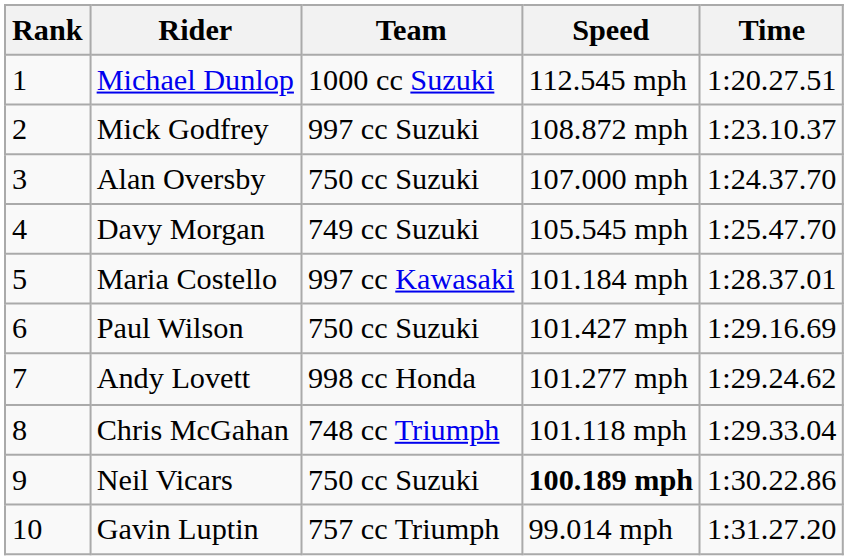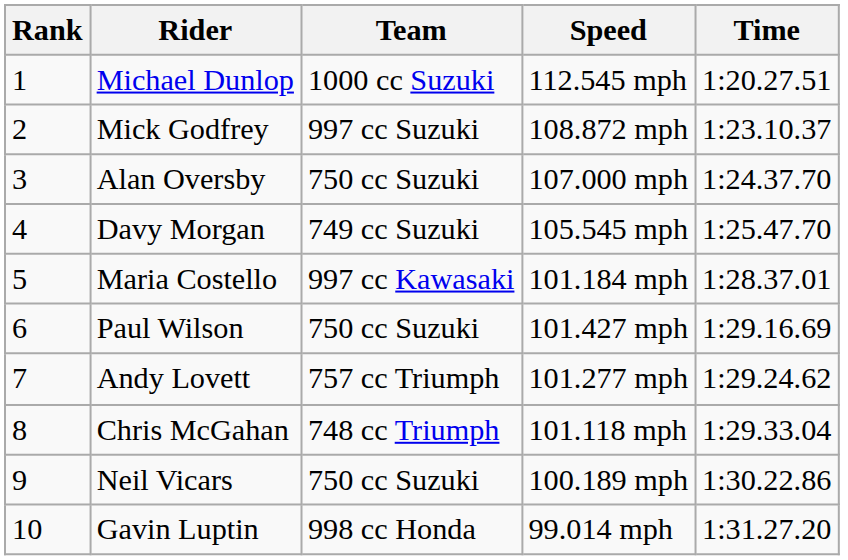(392, 378) 998 cc Honda -> (404, 378) 757 cc Triumph
(611, 478) bold -> (608, 478) normal
(404, 528) 757 cc Triumph -> (392, 528) 998 cc Honda
